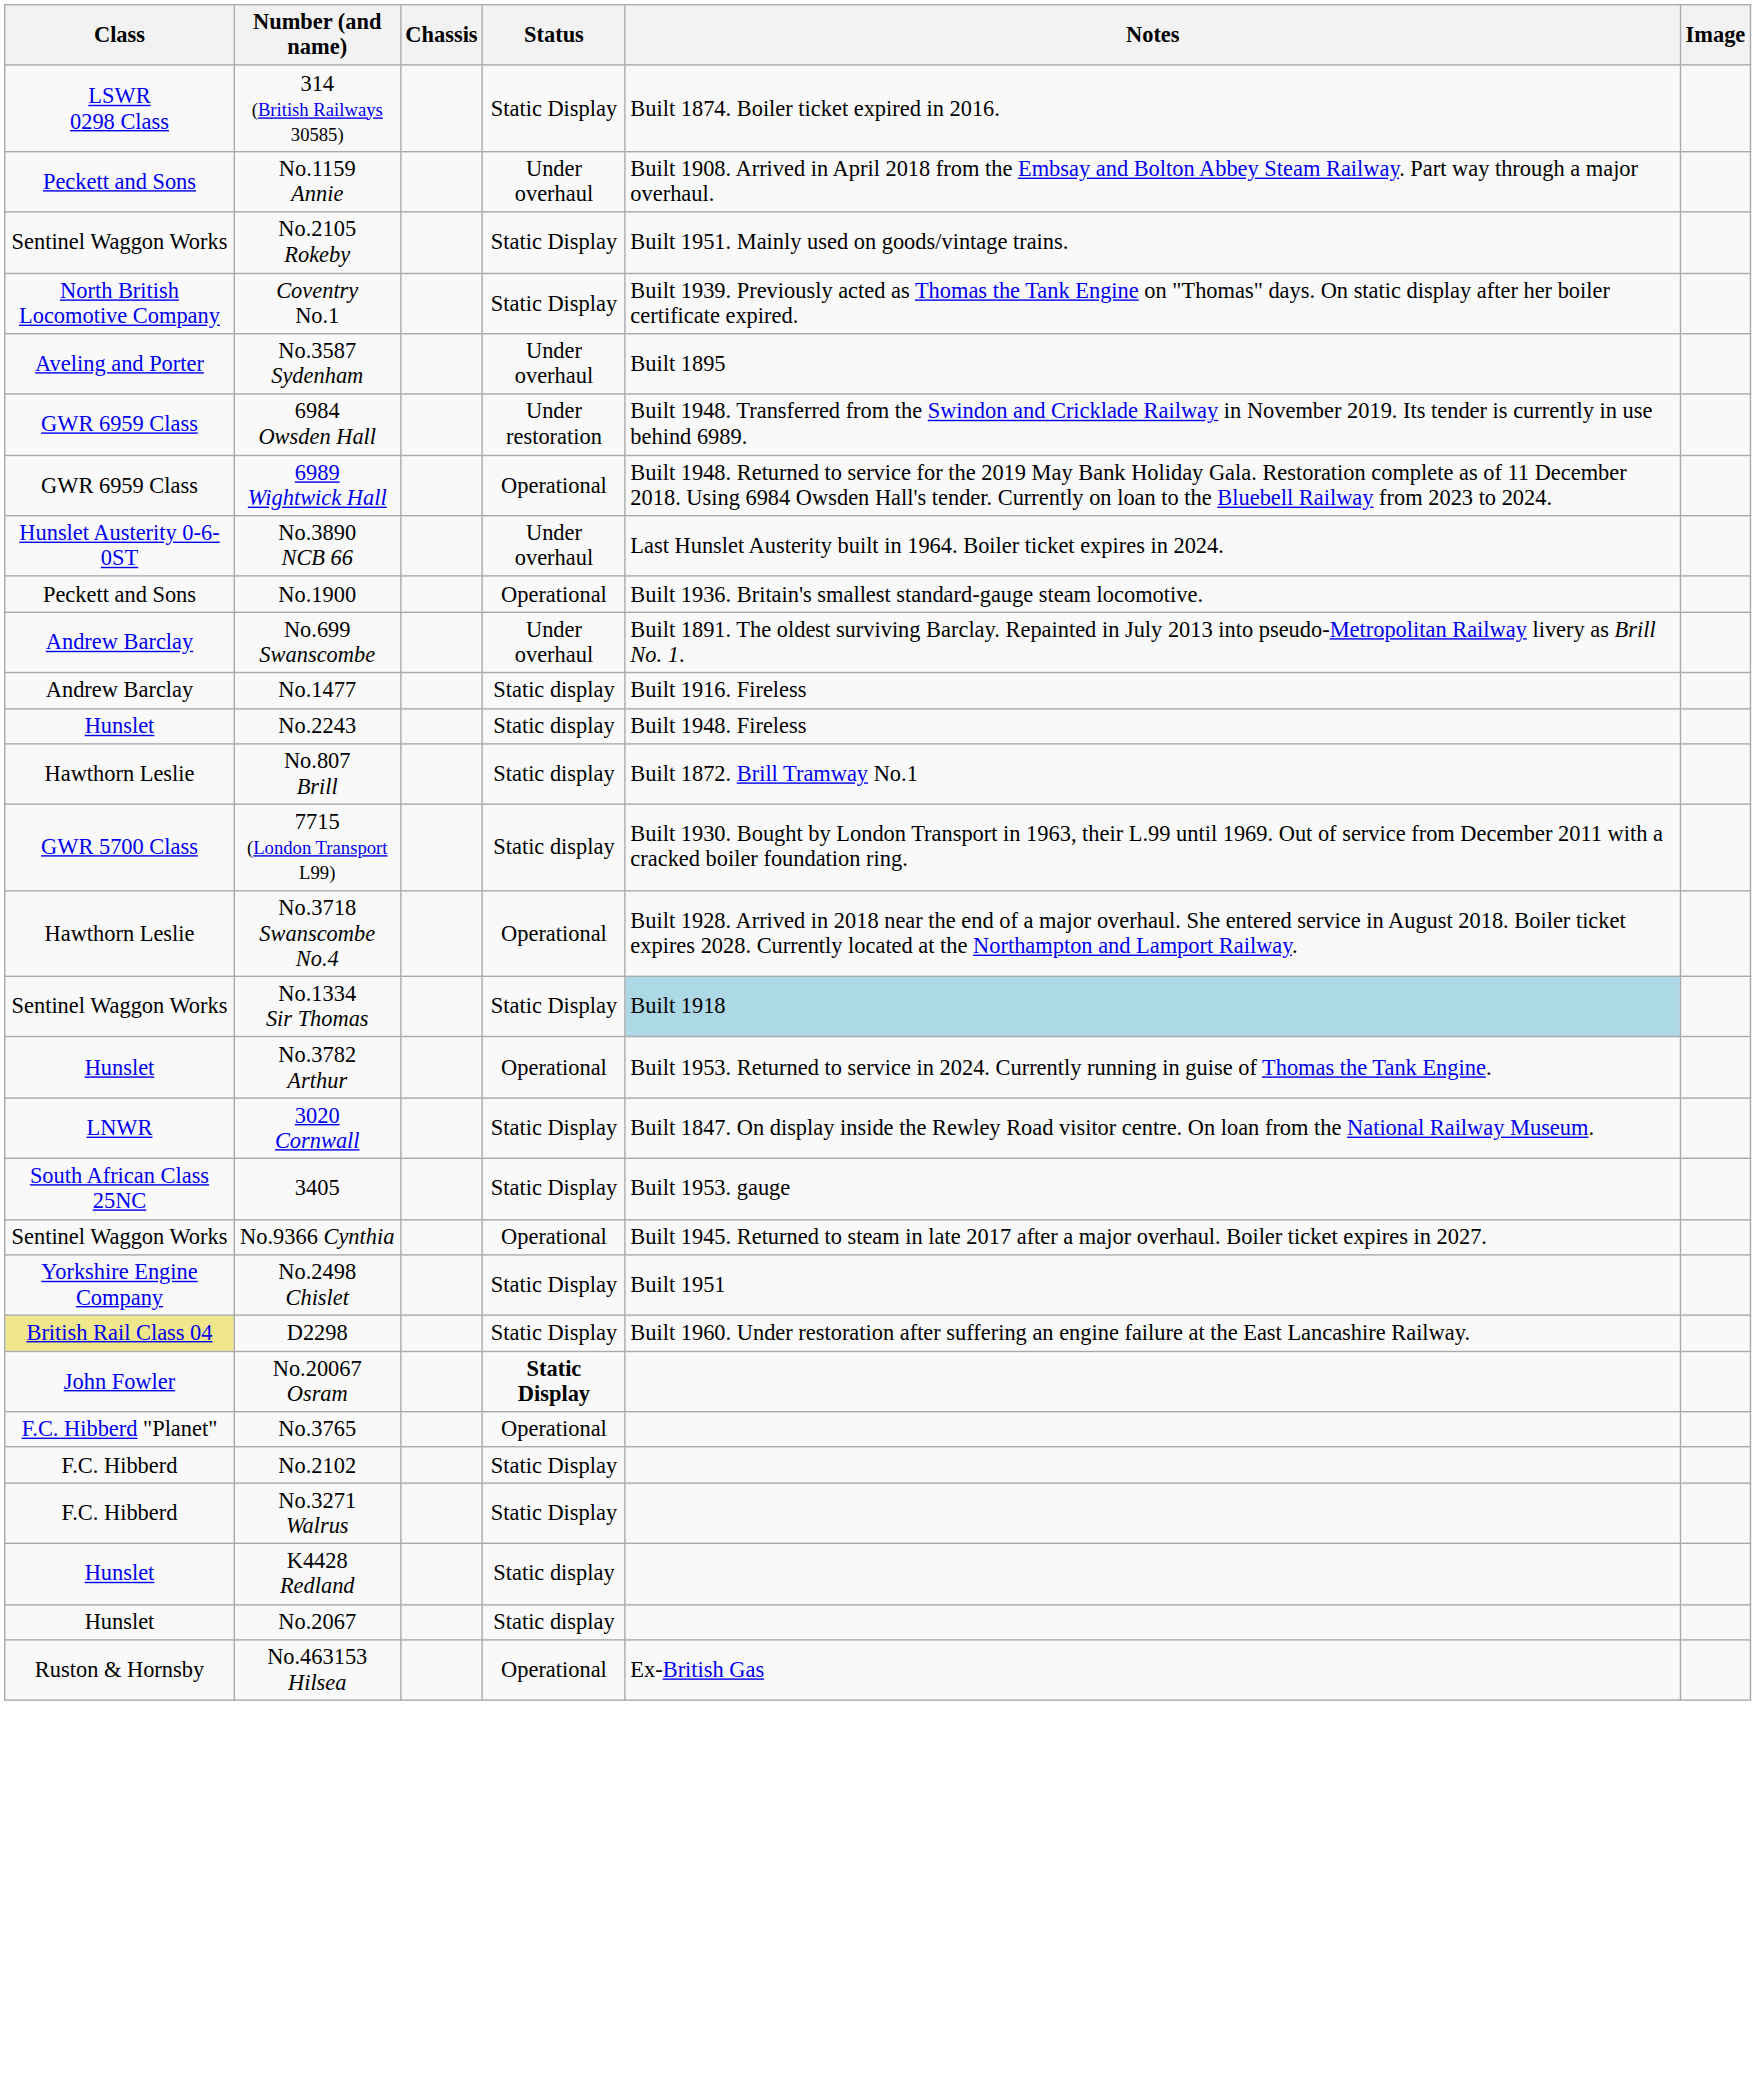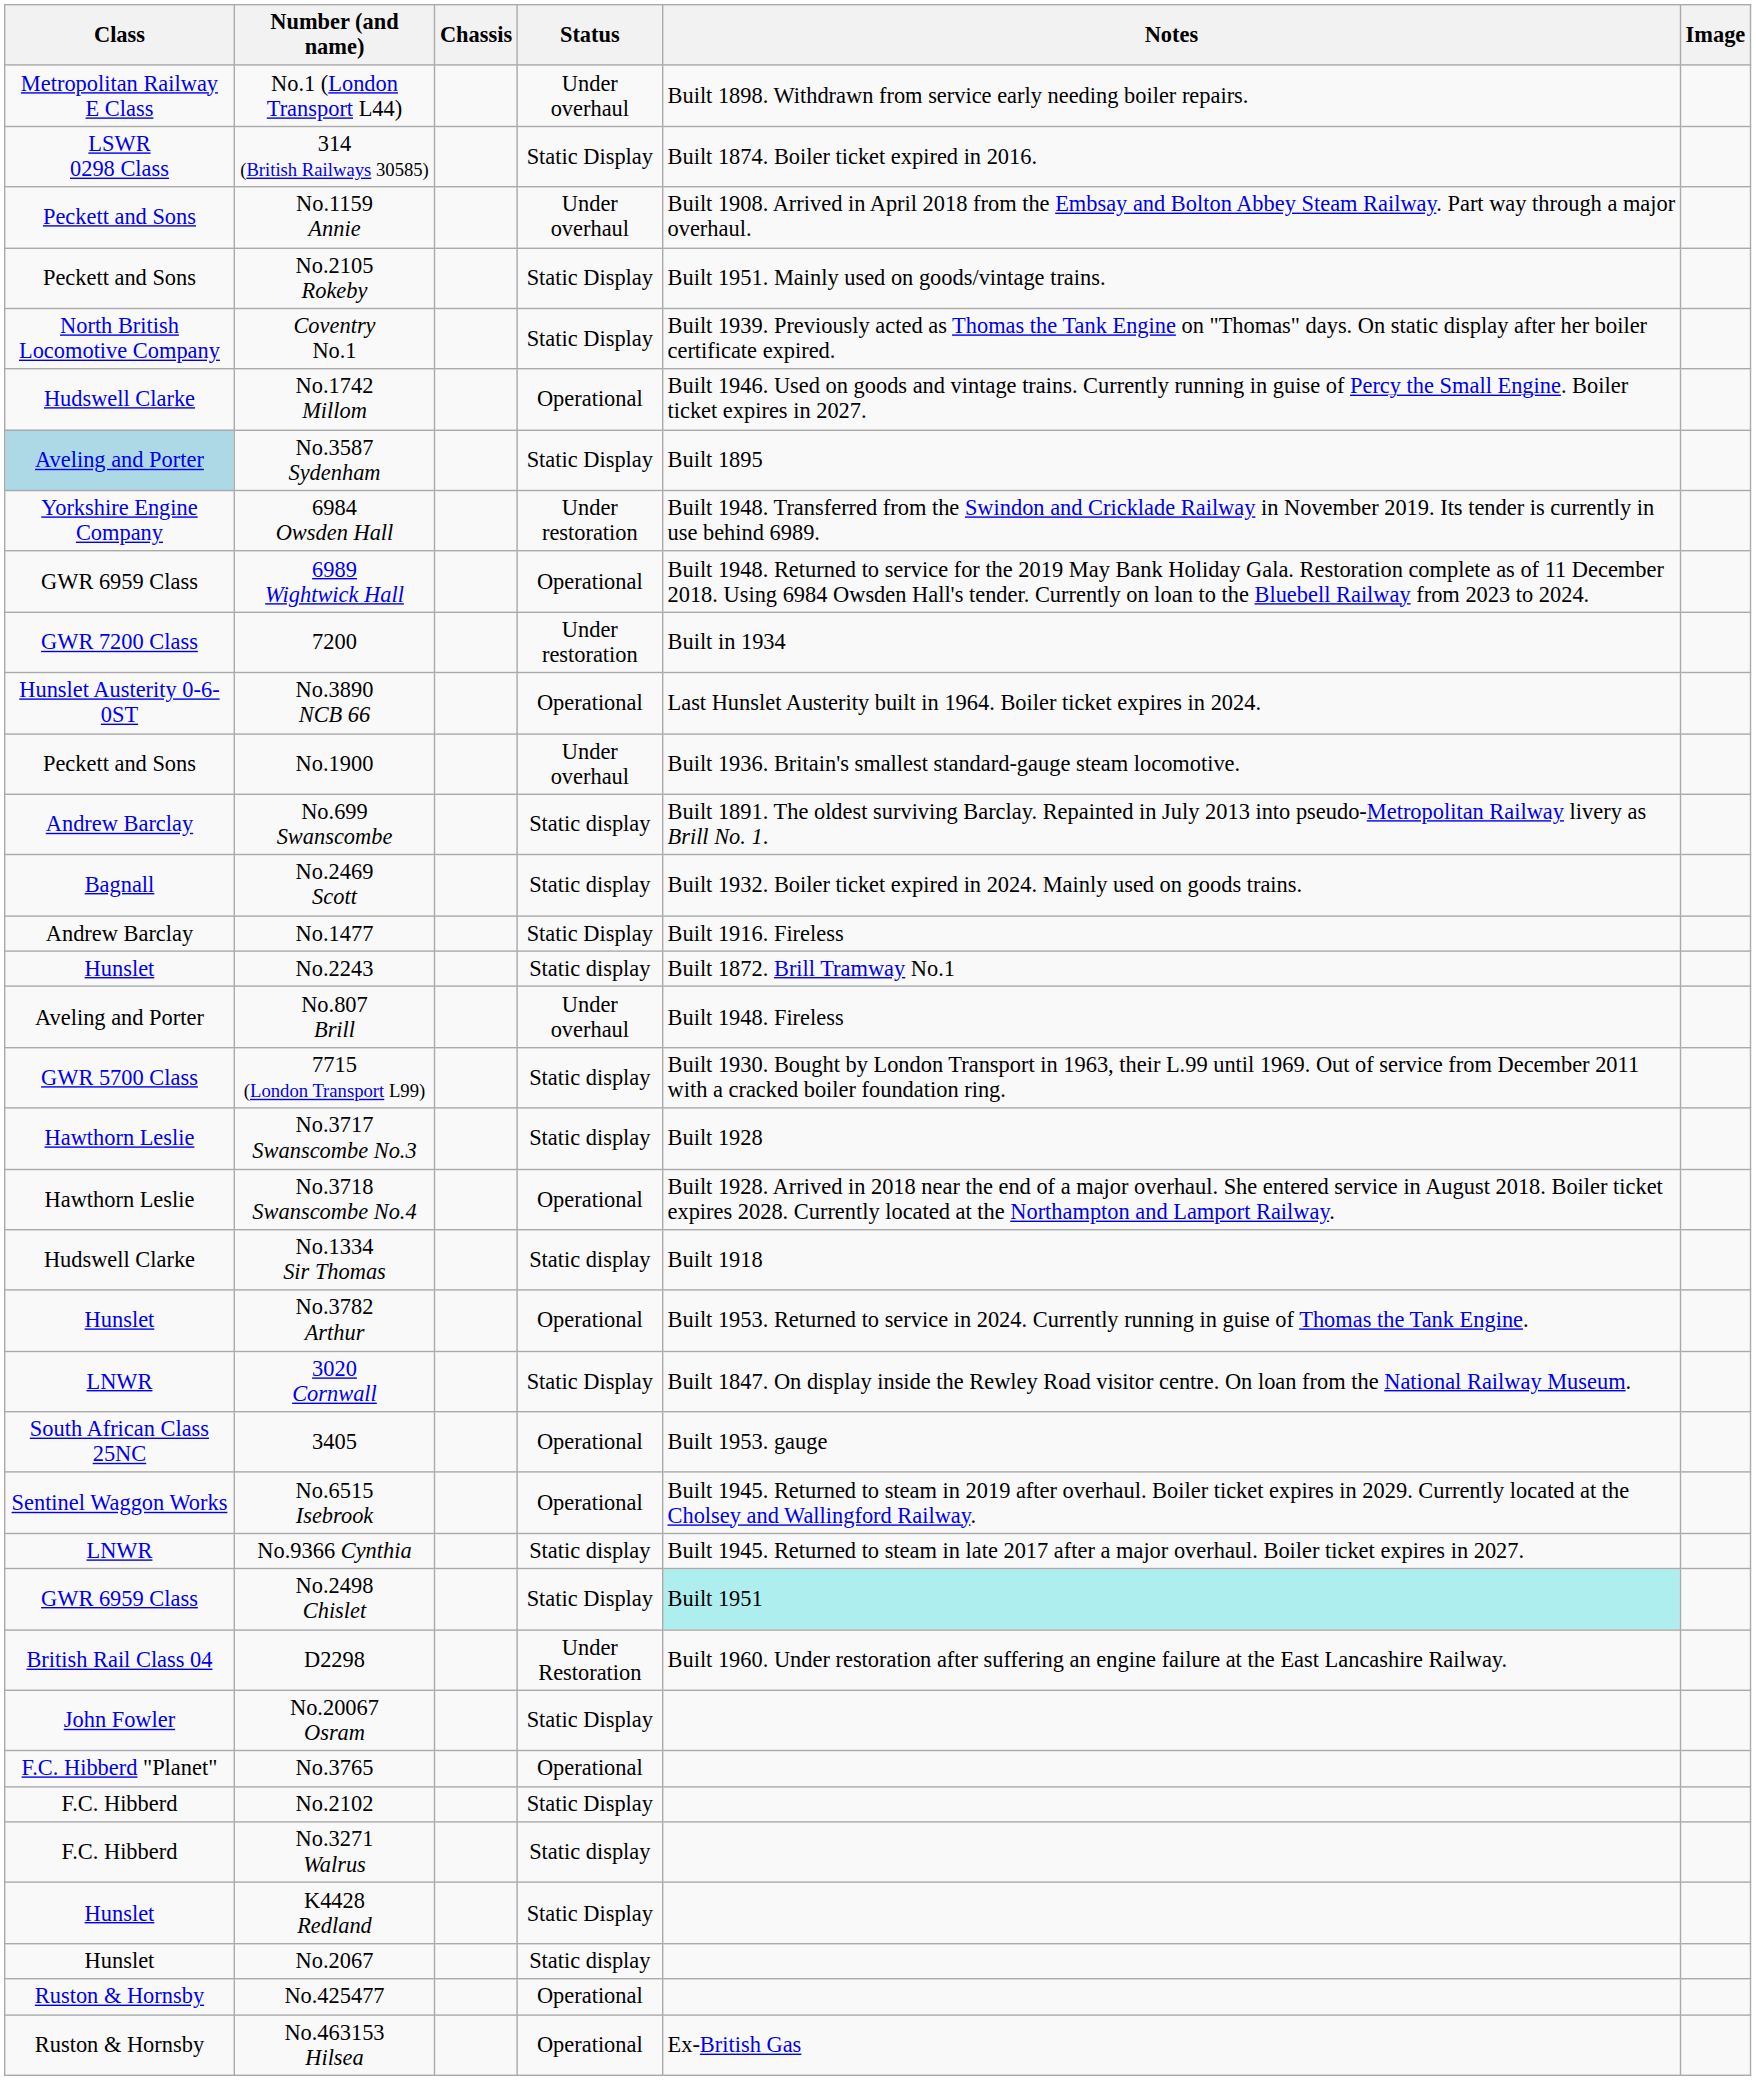+ row: (334, 95)
(119, 242) Sentinel Waggon Works -> (119, 277) Peckett and Sons
+ row: (334, 399)
(119, 363) no background -> (119, 459) lightblue background
(554, 363) Under overhaul -> (590, 459) Static Display
(119, 424) GWR 6959 Class -> (119, 520) Yorkshire Engine Company
+ row: (334, 642)
(554, 545) Under overhaul -> (590, 702) Operational
(554, 593) Operational -> (590, 763) Under overhaul
(554, 642) Under overhaul -> (590, 824) Static display
+ row: (334, 885)
(554, 690) Static display -> (590, 933) Static Display
(718, 725) Built 1948. Fireless -> (811, 968) Built 1872. Brill Tramway No.1
(119, 773) Hawthorn Leslie -> (119, 1016) Aveling and Porter
(554, 773) Static display -> (590, 1016) Under overhaul
(774, 773) Built 1872. Brill Tramway No.1 -> (756, 1016) Built 1948. Fireless
+ row: (334, 1138)
(119, 1006) Sentinel Waggon Works -> (119, 1259) Hudswell Clarke
(554, 1006) Static Display -> (590, 1259) Static display
(678, 1006) lightblue background -> (715, 1259) no background
(554, 1188) Static Display -> (590, 1441) Operational
+ row: (334, 1502)
(119, 1236) Sentinel Waggon Works -> (119, 1550) LNWR
(554, 1236) Operational -> (590, 1550) Static display
(119, 1284) Yorkshire Engine Company -> (119, 1598) GWR 6959 Class
(678, 1284) no background -> (715, 1598) paleturquoise background
(119, 1333) khaki background -> (119, 1659) no background
(554, 1333) Static Display -> (590, 1659) Under Restoration
(554, 1381) bold -> (590, 1720) normal
(554, 1512) Static Display -> (590, 1852) Static display
(554, 1573) Static display -> (590, 1912) Static Display
+ row: (334, 1996)
